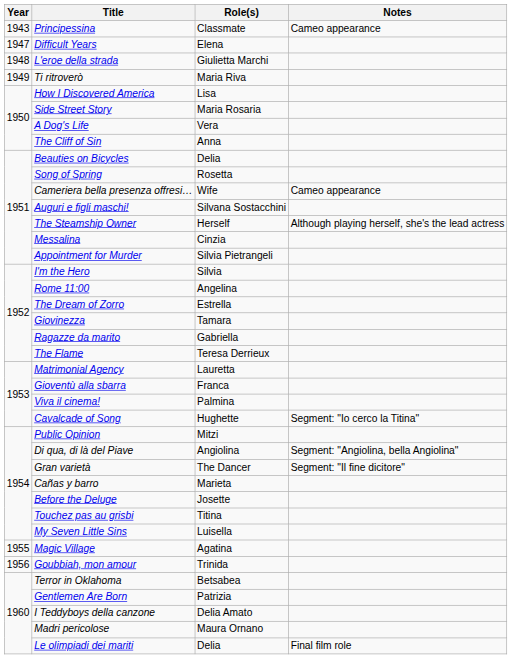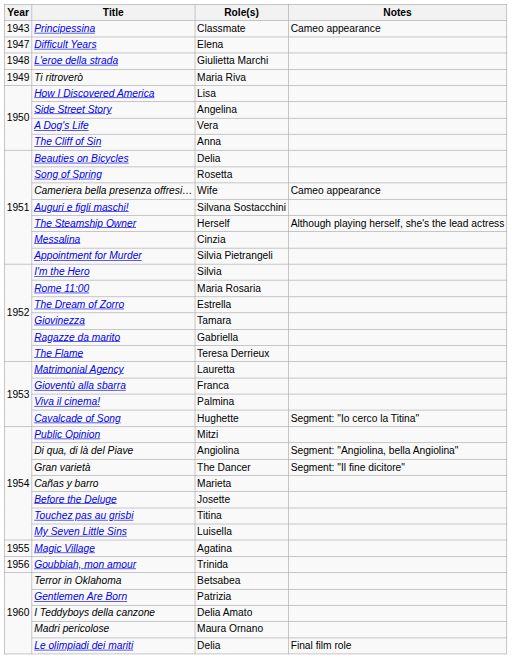(229, 110) Maria Rosaria -> (217, 110) Angelina
(217, 288) Angelina -> (229, 288) Maria Rosaria
